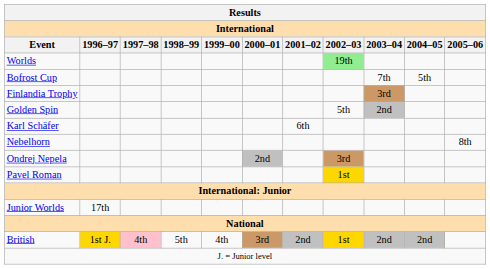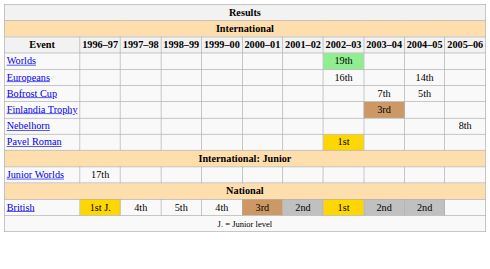+ row: (28, 77)
- row: (32, 110)
- row: (33, 126)
- row: (37, 158)
(141, 239) pink background -> (141, 207) no background
